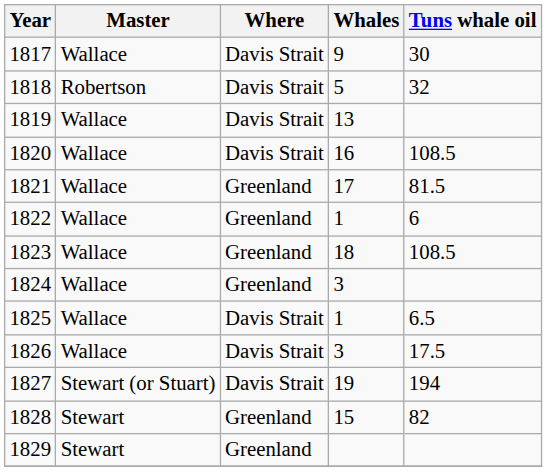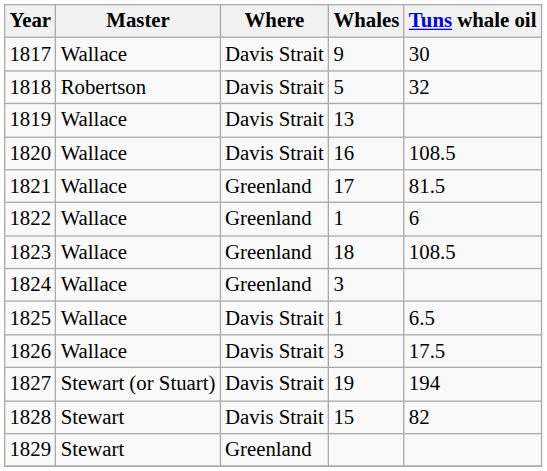(268, 416) Greenland -> (274, 416) Davis Strait
